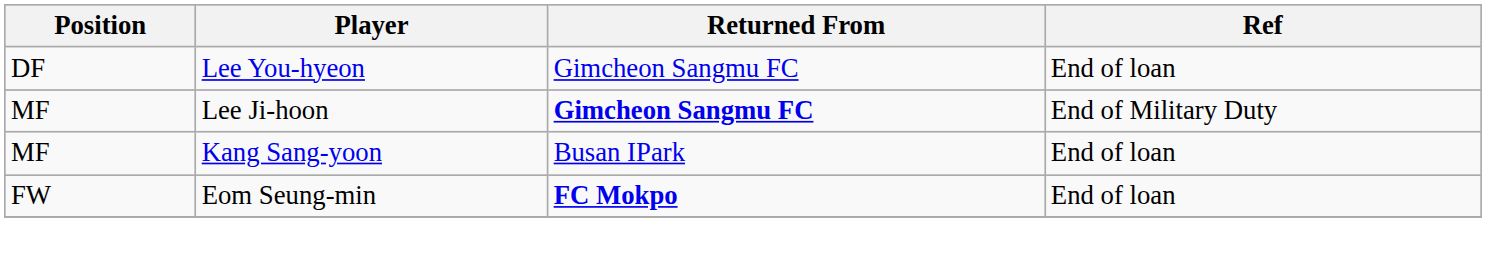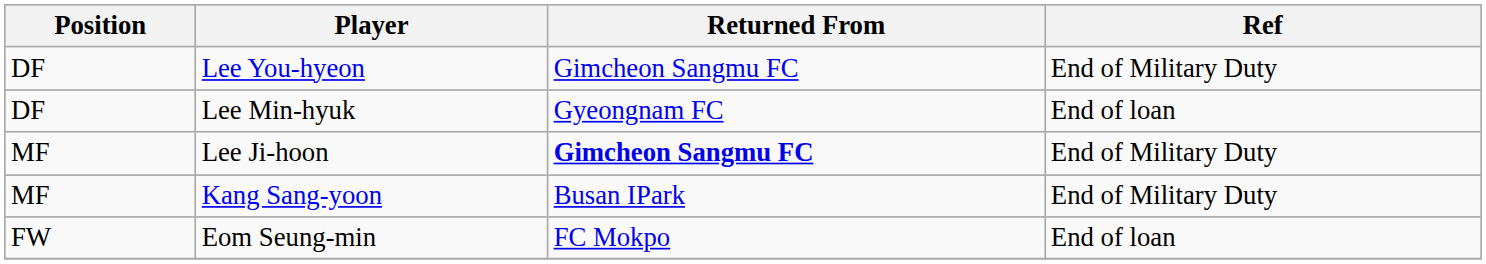(1113, 68) End of loan -> (1164, 68) End of Military Duty
+ row: (278, 110)
(1113, 152) End of loan -> (1164, 195) End of Military Duty
(616, 195) bold -> (612, 237) normal
